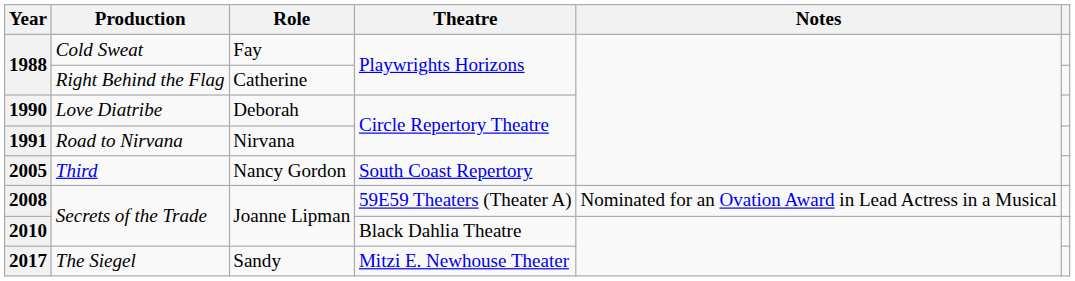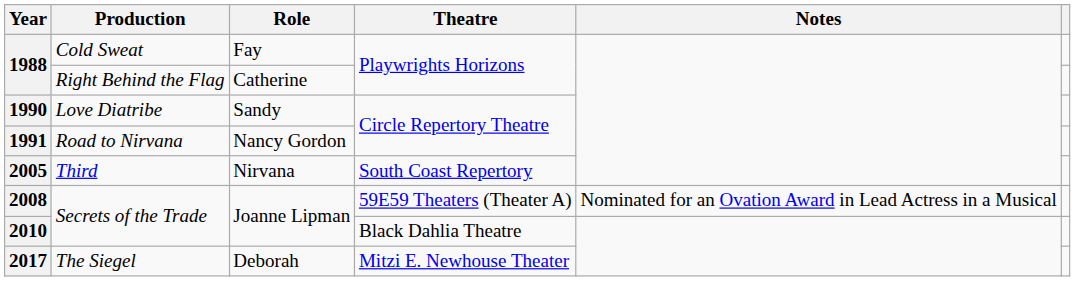(266, 110) Deborah -> (257, 110) Sandy
(264, 140) Nirvana -> (290, 140) Nancy Gordon
(290, 170) Nancy Gordon -> (264, 170) Nirvana
(257, 261) Sandy -> (266, 261) Deborah
